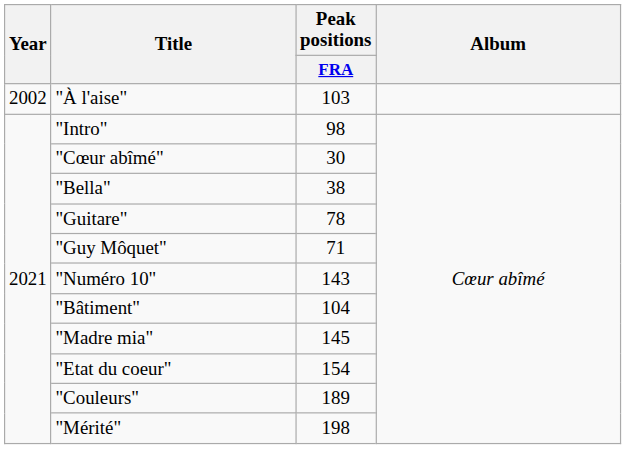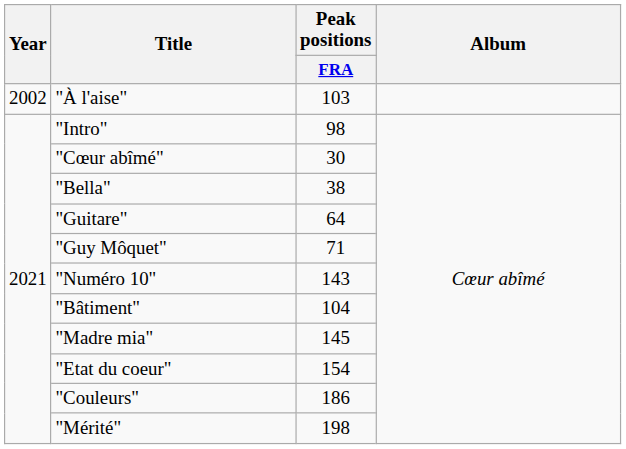(336, 218) 78 -> (336, 218) 64
(336, 398) 189 -> (336, 398) 186
